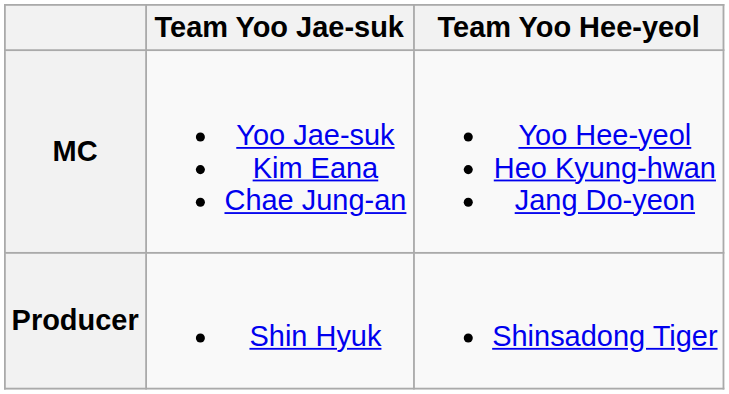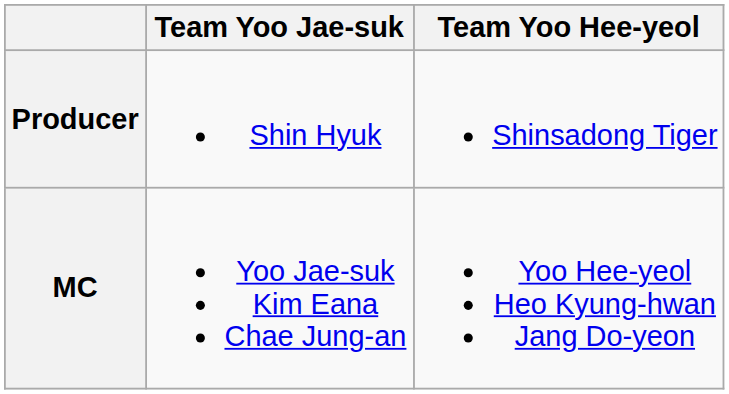rows swapped: (75, 151) <-> (75, 320)
